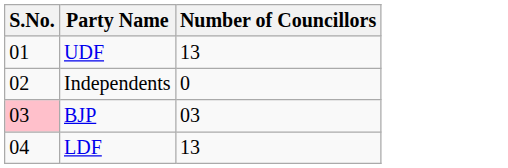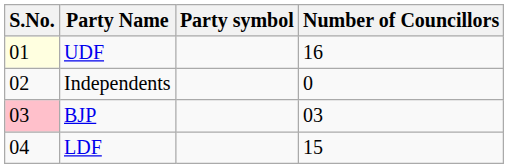+ column: (237, 20)
(19, 52) no background -> (19, 52) lightyellow background
(190, 52) 13 -> (313, 52) 16
(190, 147) 13 -> (313, 147) 15
